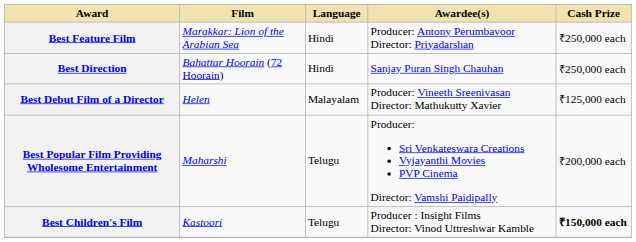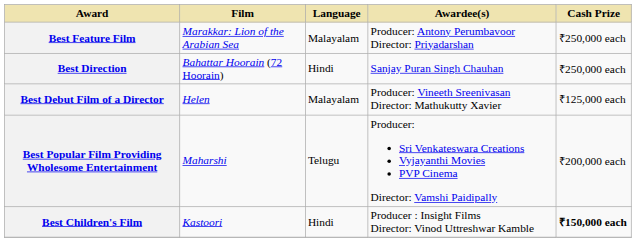(321, 37) Hindi -> (333, 37) Malayalam
(324, 222) Telugu -> (321, 222) Hindi
